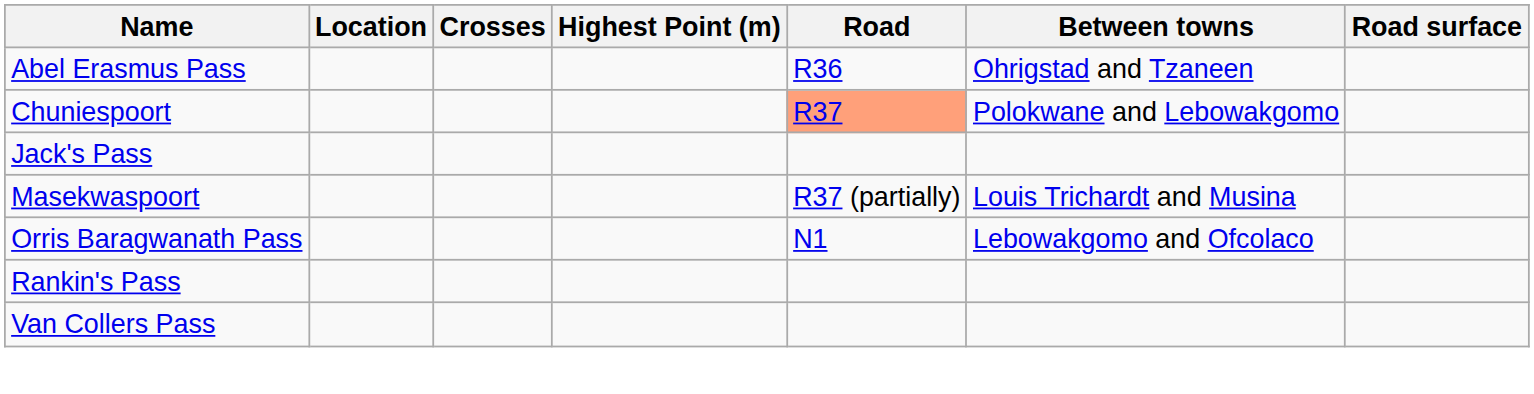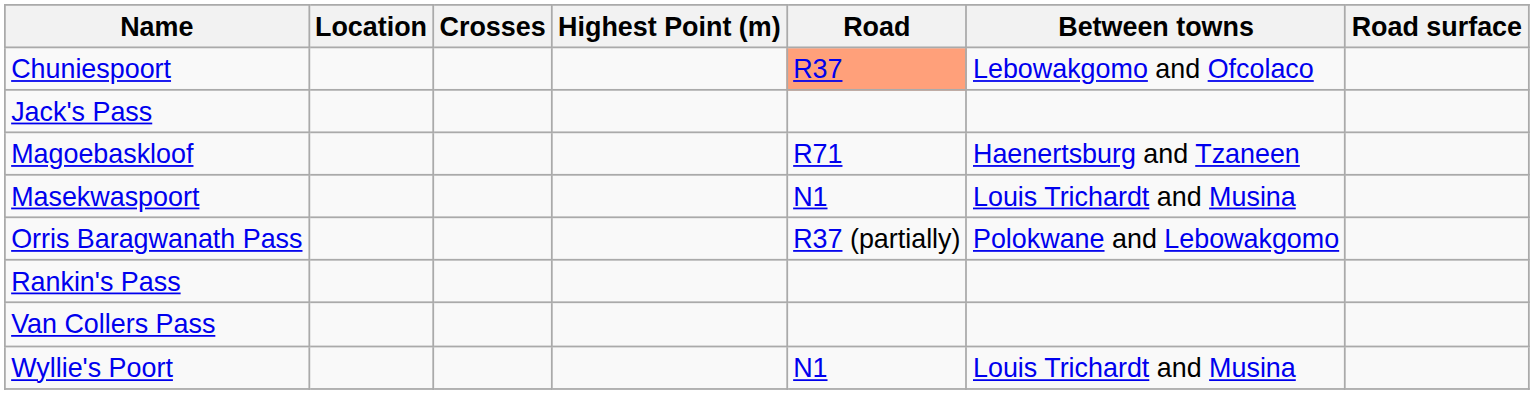- row: (128, 69)
(1156, 112) Polokwane and Lebowakgomo -> (1143, 69) Lebowakgomo and Ofcolaco
+ row: (102, 154)
(877, 197) R37 (partially) -> (810, 197) N1
(810, 239) N1 -> (877, 239) R37 (partially)
(1143, 239) Lebowakgomo and Ofcolaco -> (1156, 239) Polokwane and Lebowakgomo
+ row: (92, 367)
